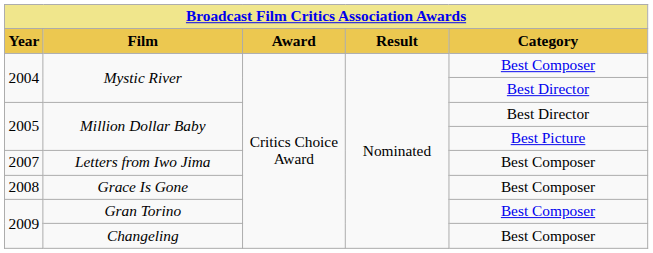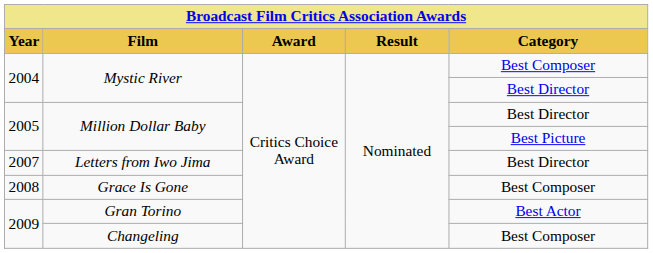(548, 162) Best Composer -> (548, 162) Best Director
(548, 211) Best Composer -> (548, 211) Best Actor
